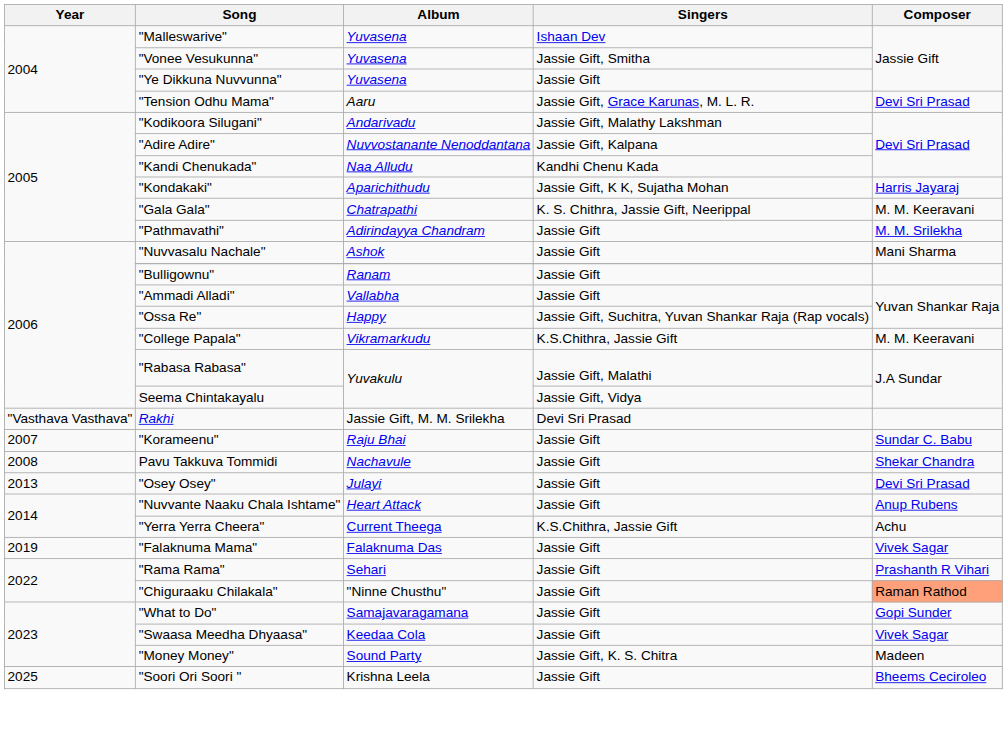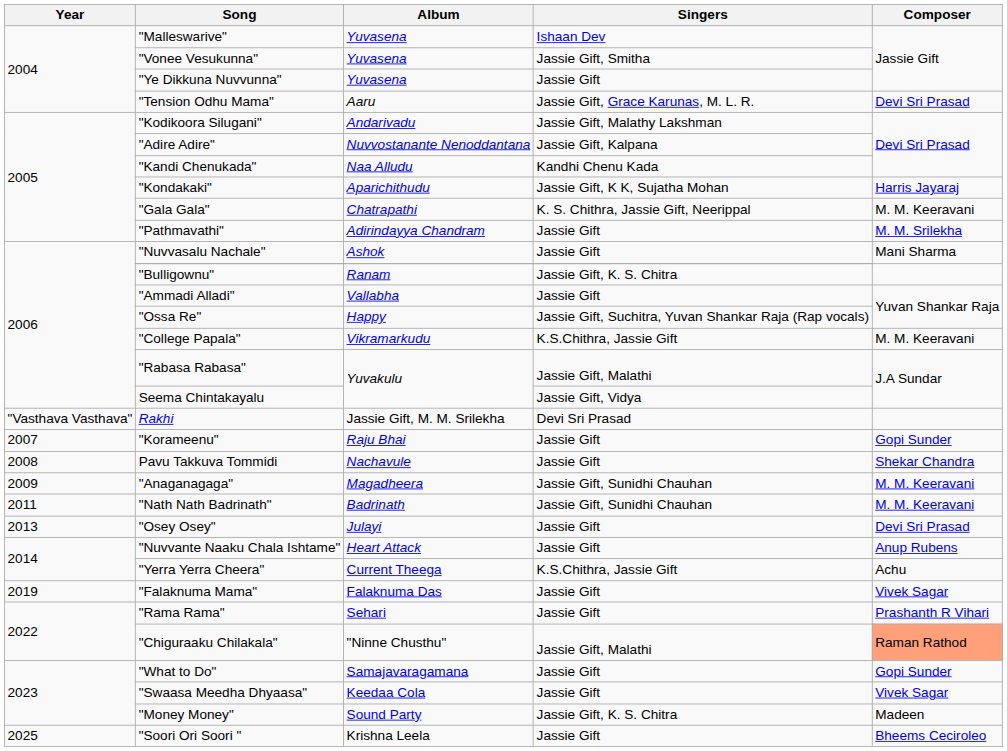(568, 274) Jassie Gift -> (607, 274) Jassie Gift, K. S. Chitra
(924, 440) Sundar C. Babu -> (913, 440) Gopi Sunder
+ row: (186, 483)
+ row: (205, 505)
(568, 591) Jassie Gift -> (594, 649) Jassie Gift, Malathi
